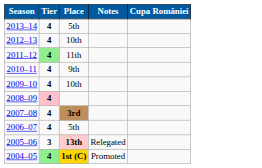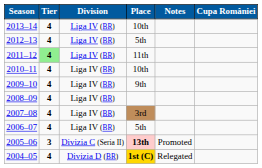+ column: (93, 12)
(74, 26) 5th -> (141, 26) 10th
(74, 41) 10th -> (141, 41) 5th
(74, 70) 9th -> (141, 70) 10th
(74, 84) 10th -> (141, 84) 9th
(49, 99) pink background -> (49, 99) no background
(74, 113) bold -> (141, 113) normal
(108, 142) Relegated -> (175, 142) Promoted
(49, 157) lightgreen background -> (49, 157) no background
(108, 157) Promoted -> (175, 157) Relegated
